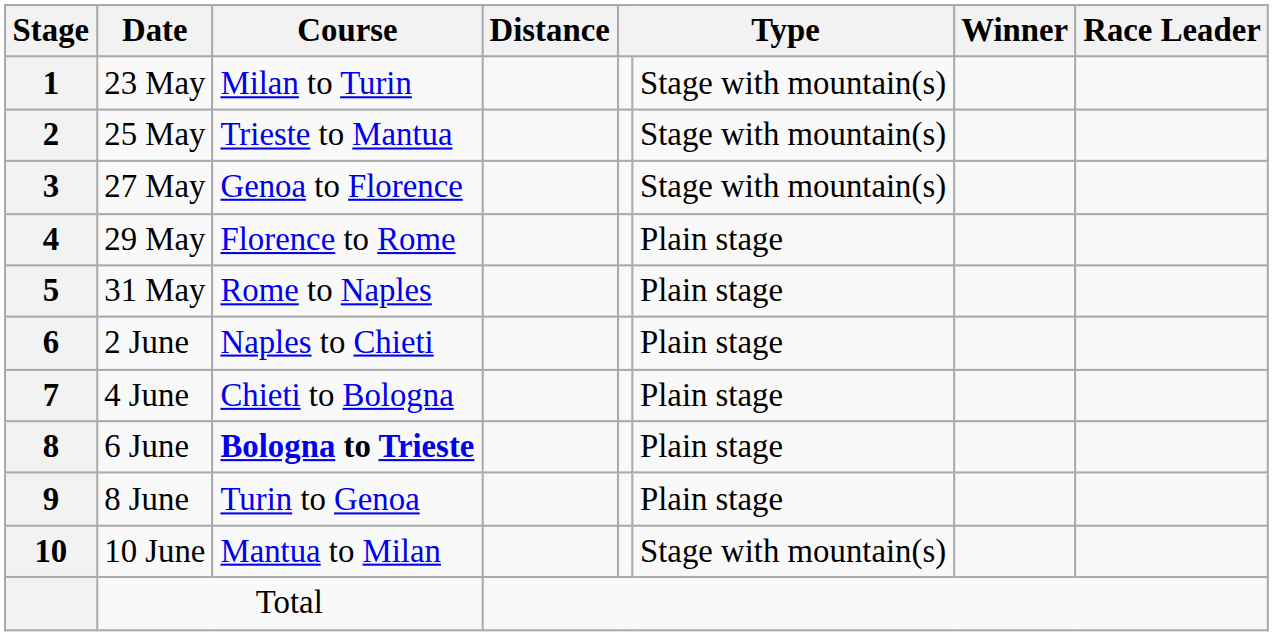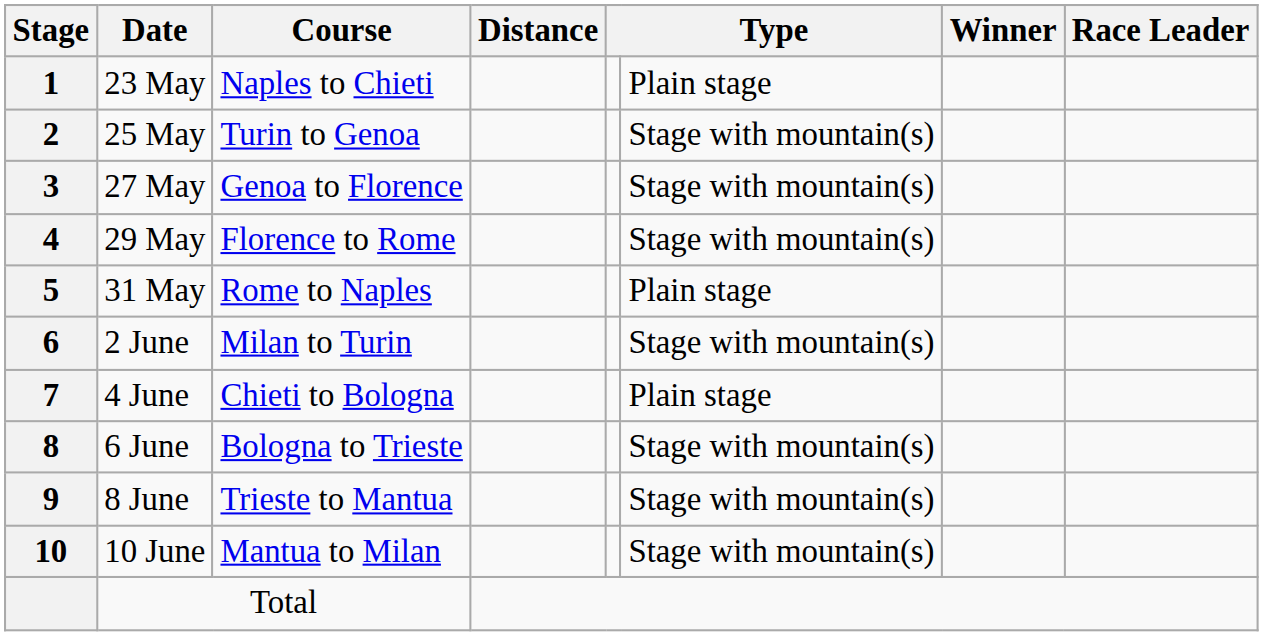(316, 82) Milan to Turin -> (327, 82) Naples to Chieti
(793, 82) Stage with mountain(s) -> (700, 82) Plain stage
(336, 134) Trieste to Mantua -> (320, 134) Turin to Genoa
(711, 238) Plain stage -> (781, 238) Stage with mountain(s)
(327, 342) Naples to Chieti -> (316, 342) Milan to Turin
(711, 342) Plain stage -> (781, 342) Stage with mountain(s)
(347, 446) bold -> (342, 446) normal
(711, 446) Plain stage -> (781, 446) Stage with mountain(s)
(320, 498) Turin to Genoa -> (336, 498) Trieste to Mantua
(711, 498) Plain stage -> (781, 498) Stage with mountain(s)
